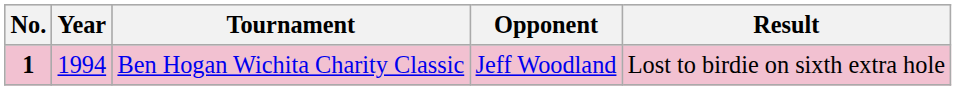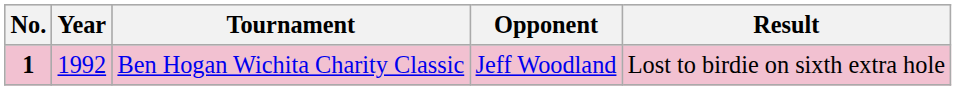(82, 64) 1994 -> (82, 64) 1992
